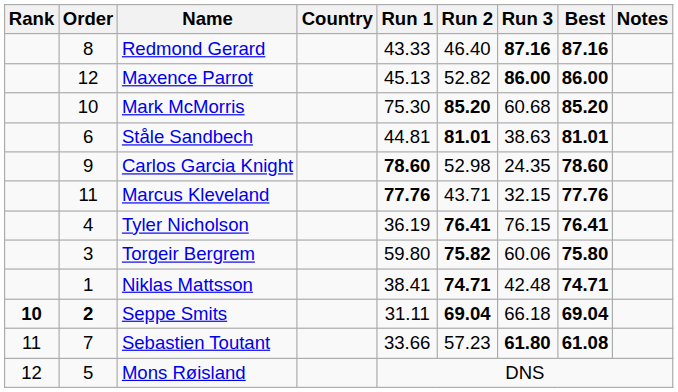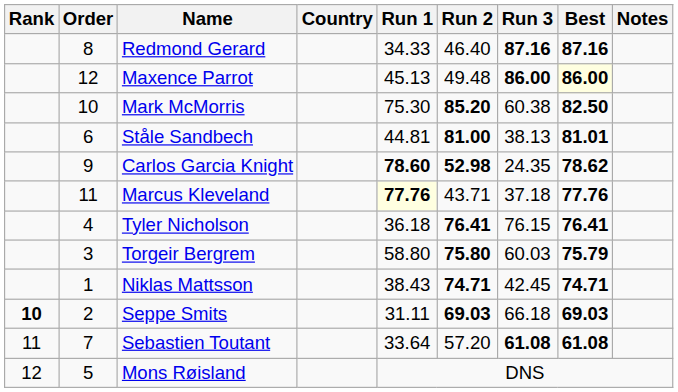(407, 48) 43.33 -> (407, 48) 34.33
(467, 78) 52.82 -> (467, 78) 49.48
(585, 78) no background -> (585, 78) lightyellow background
(527, 107) 60.68 -> (527, 107) 60.38
(585, 107) 85.20 -> (585, 107) 82.50
(467, 136) 81.01 -> (467, 136) 81.00
(527, 136) 38.63 -> (527, 136) 38.13
(467, 166) normal -> (467, 166) bold
(585, 166) 78.60 -> (585, 166) 78.62
(407, 195) no background -> (407, 195) lightyellow background
(527, 195) 32.15 -> (527, 195) 37.18
(407, 225) 36.19 -> (407, 225) 36.18
(407, 254) 59.80 -> (407, 254) 58.80
(467, 254) 75.82 -> (467, 254) 75.80
(527, 254) 60.06 -> (527, 254) 60.03
(585, 254) 75.80 -> (585, 254) 75.79
(407, 284) 38.41 -> (407, 284) 38.43
(527, 284) 42.48 -> (527, 284) 42.45
(88, 313) bold -> (88, 313) normal
(467, 313) 69.04 -> (467, 313) 69.03
(585, 313) 69.04 -> (585, 313) 69.03
(407, 343) 33.66 -> (407, 343) 33.64
(467, 343) 57.23 -> (467, 343) 57.20
(527, 343) 61.80 -> (527, 343) 61.08
